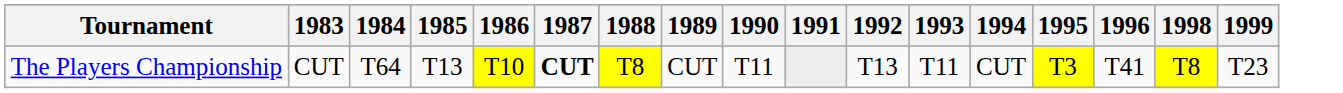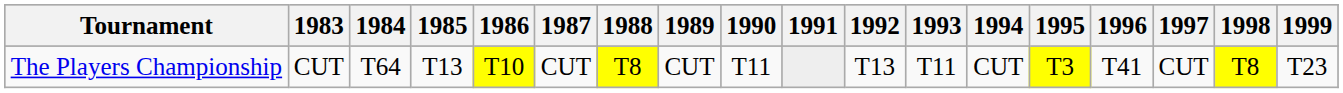+ column: (1184, 25)
(567, 66) bold -> (566, 66) normal
